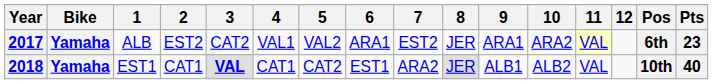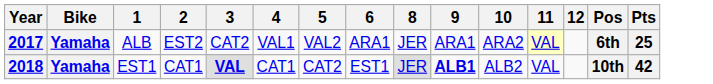- column: (418, 17)
(692, 42) 23 -> (644, 42) 25
(503, 67) normal -> (455, 67) bold
(692, 67) 40 -> (644, 67) 42
